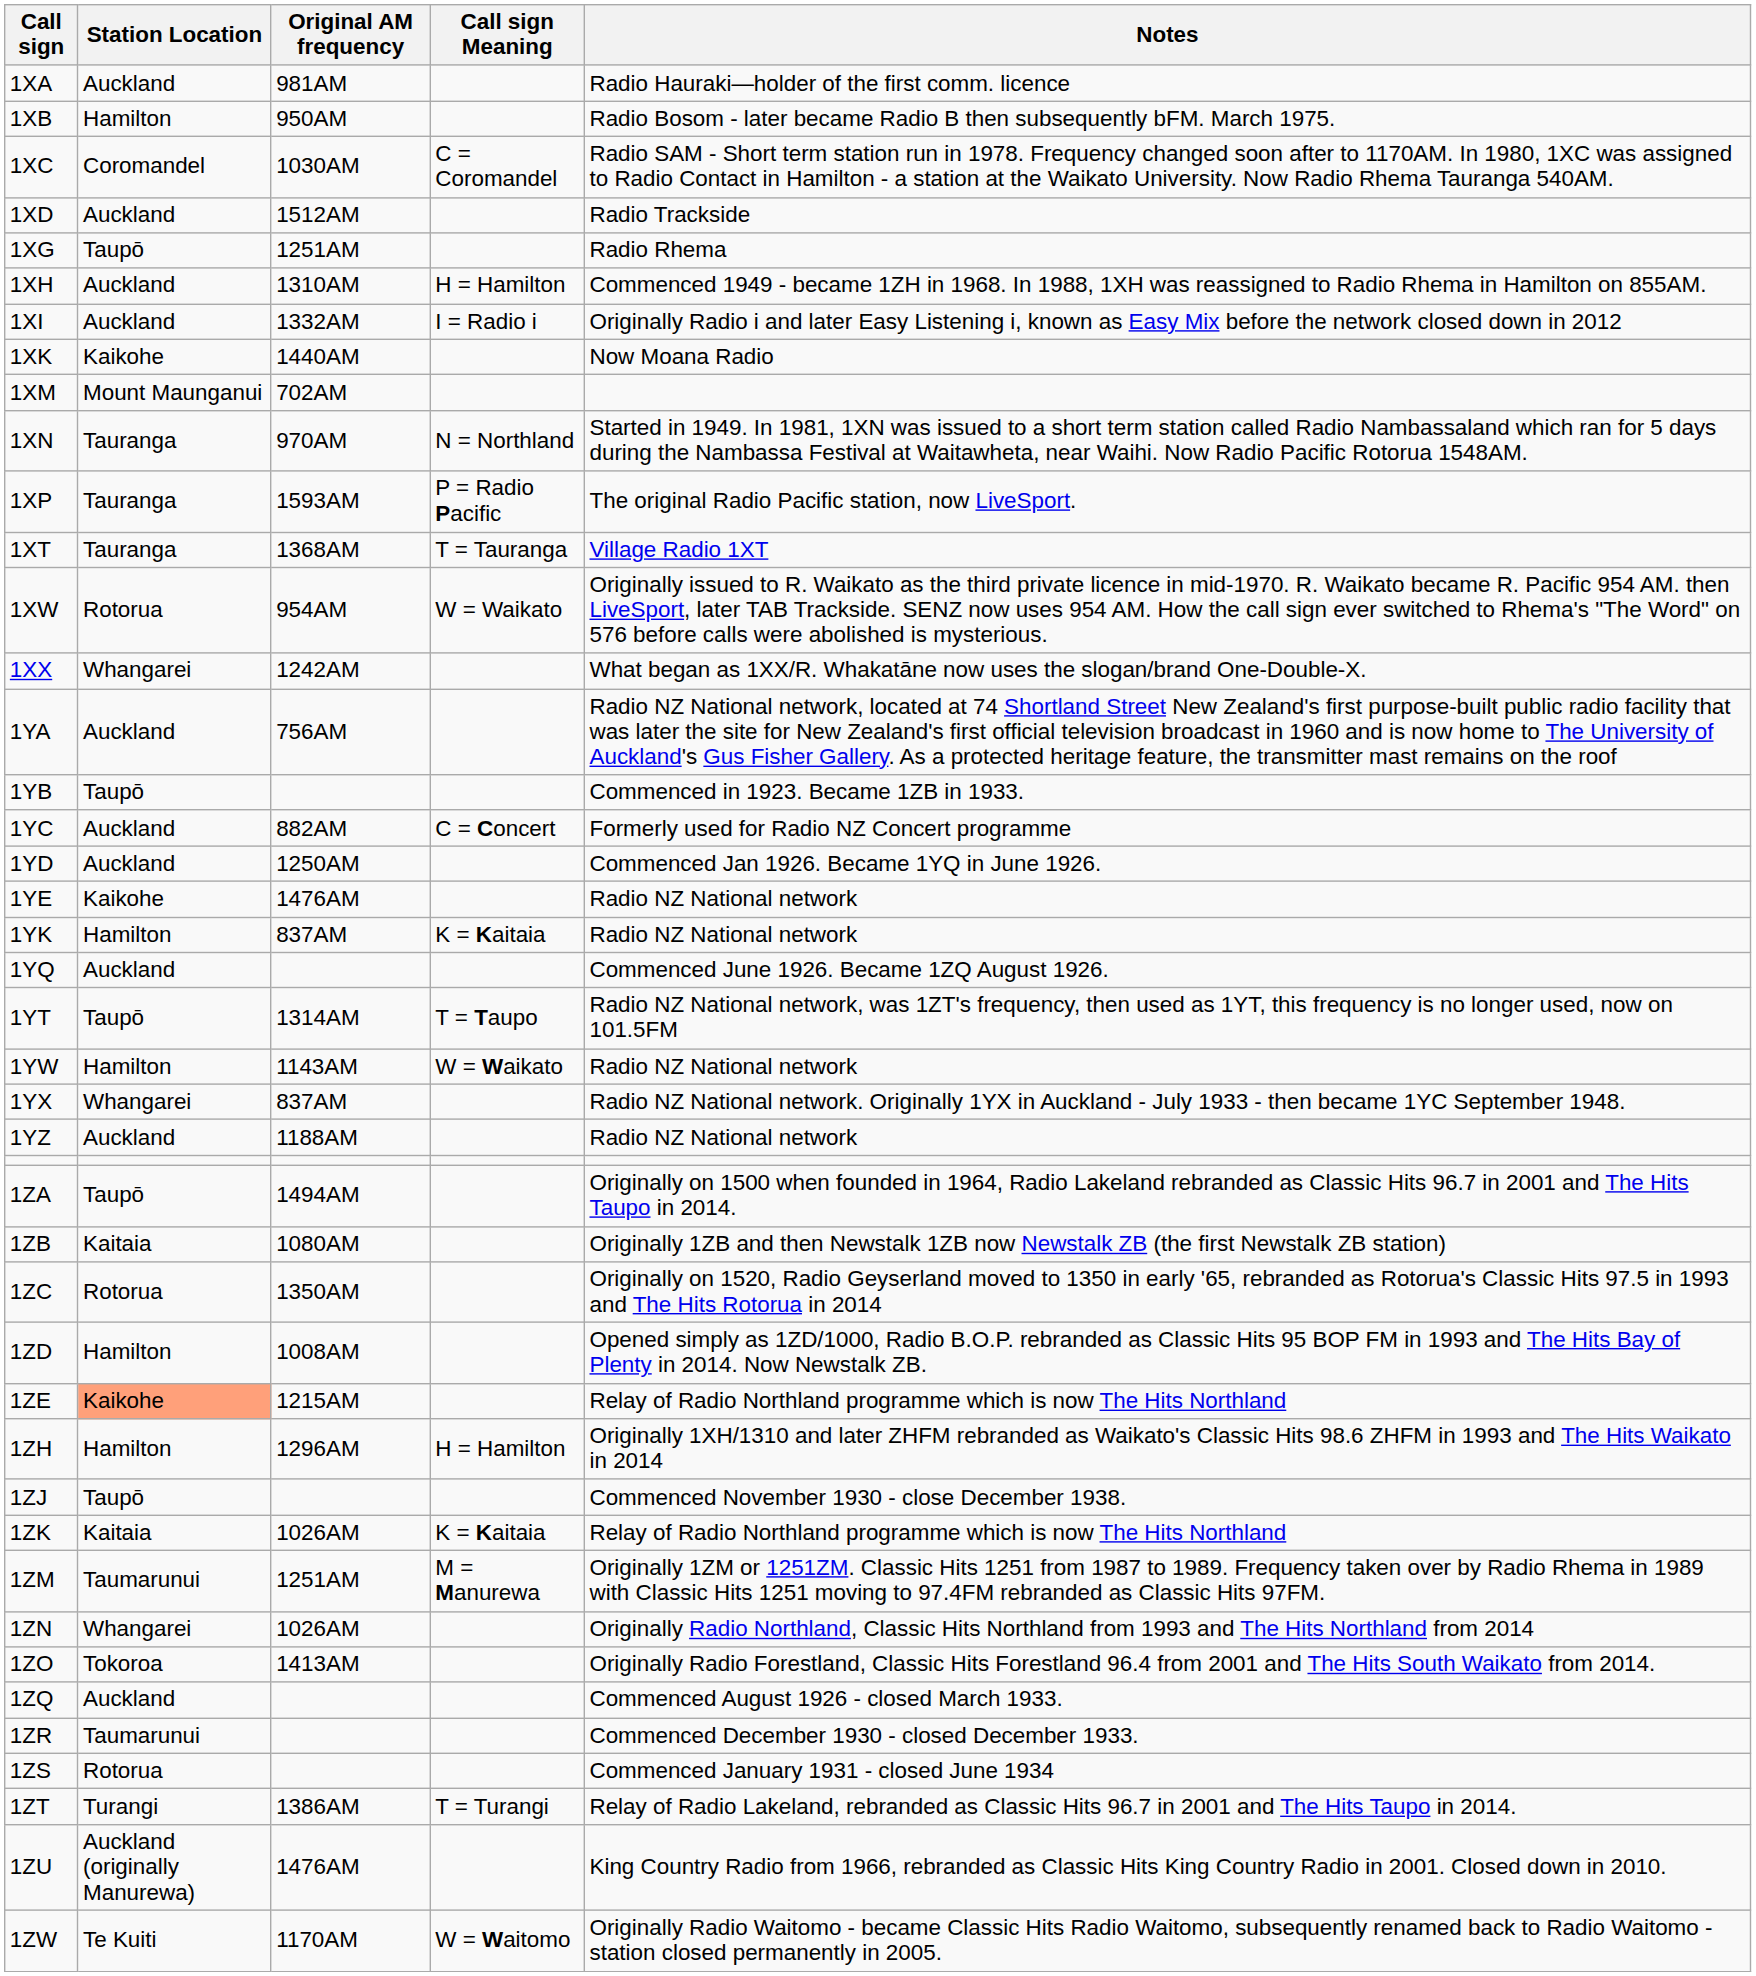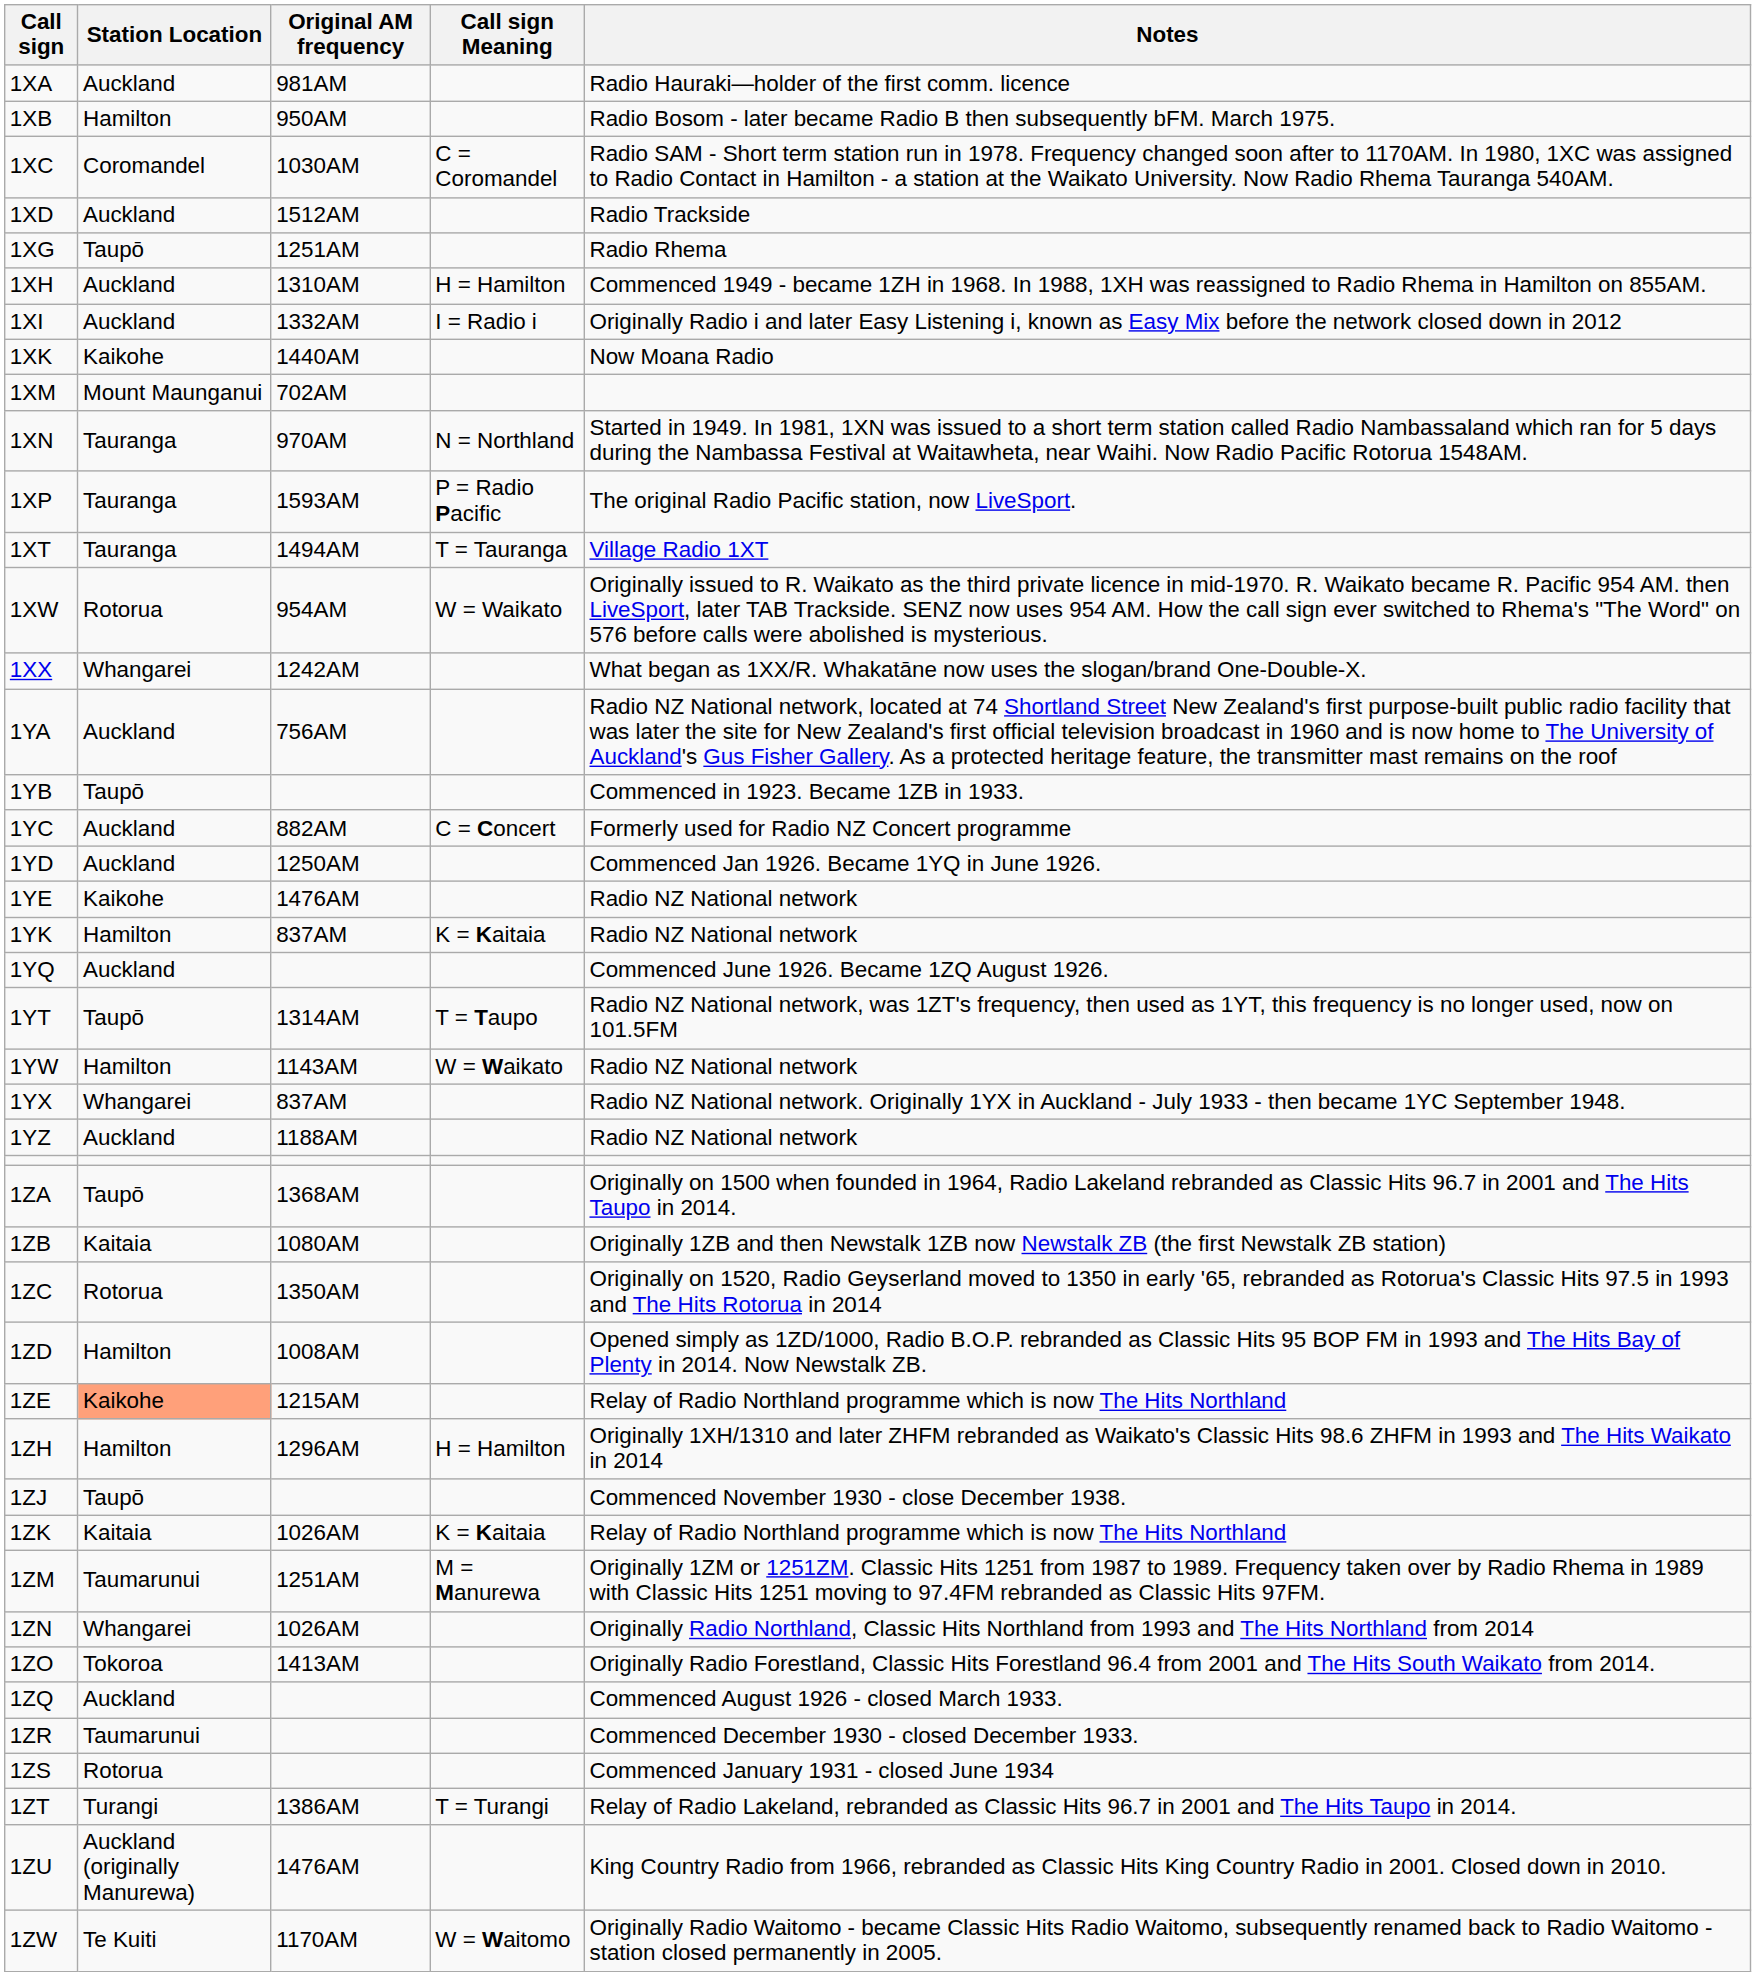(318, 549) 1368AM -> (318, 549) 1494AM
(318, 1195) 1494AM -> (318, 1195) 1368AM
